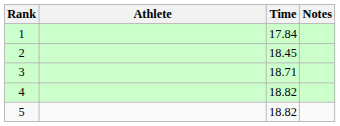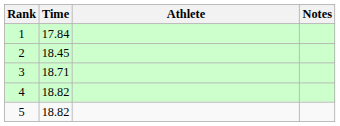columns swapped: (153, 14) <-> (283, 14)
